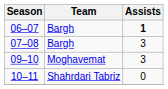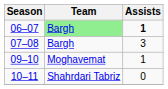(61, 28) no background -> (61, 28) lightgreen background
(143, 60) 3 -> (143, 60) 1
